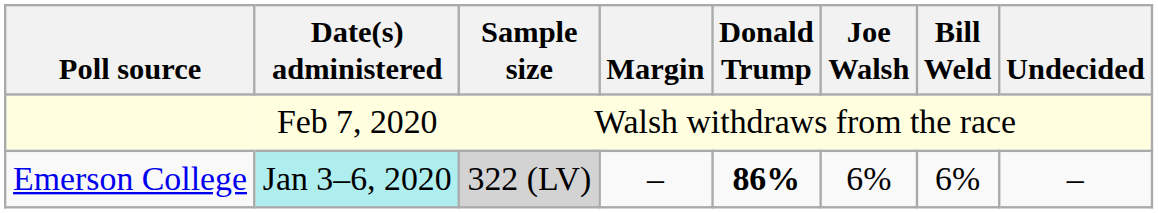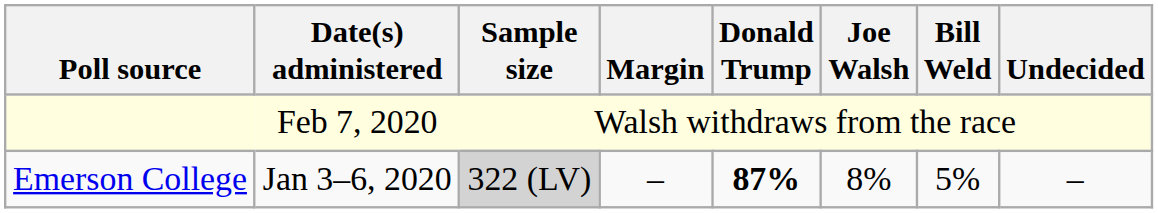(357, 178) paleturquoise background -> (357, 178) no background
(766, 178) 86% -> (766, 178) 87%
(869, 178) 6% -> (869, 178) 8%
(958, 178) 6% -> (958, 178) 5%
